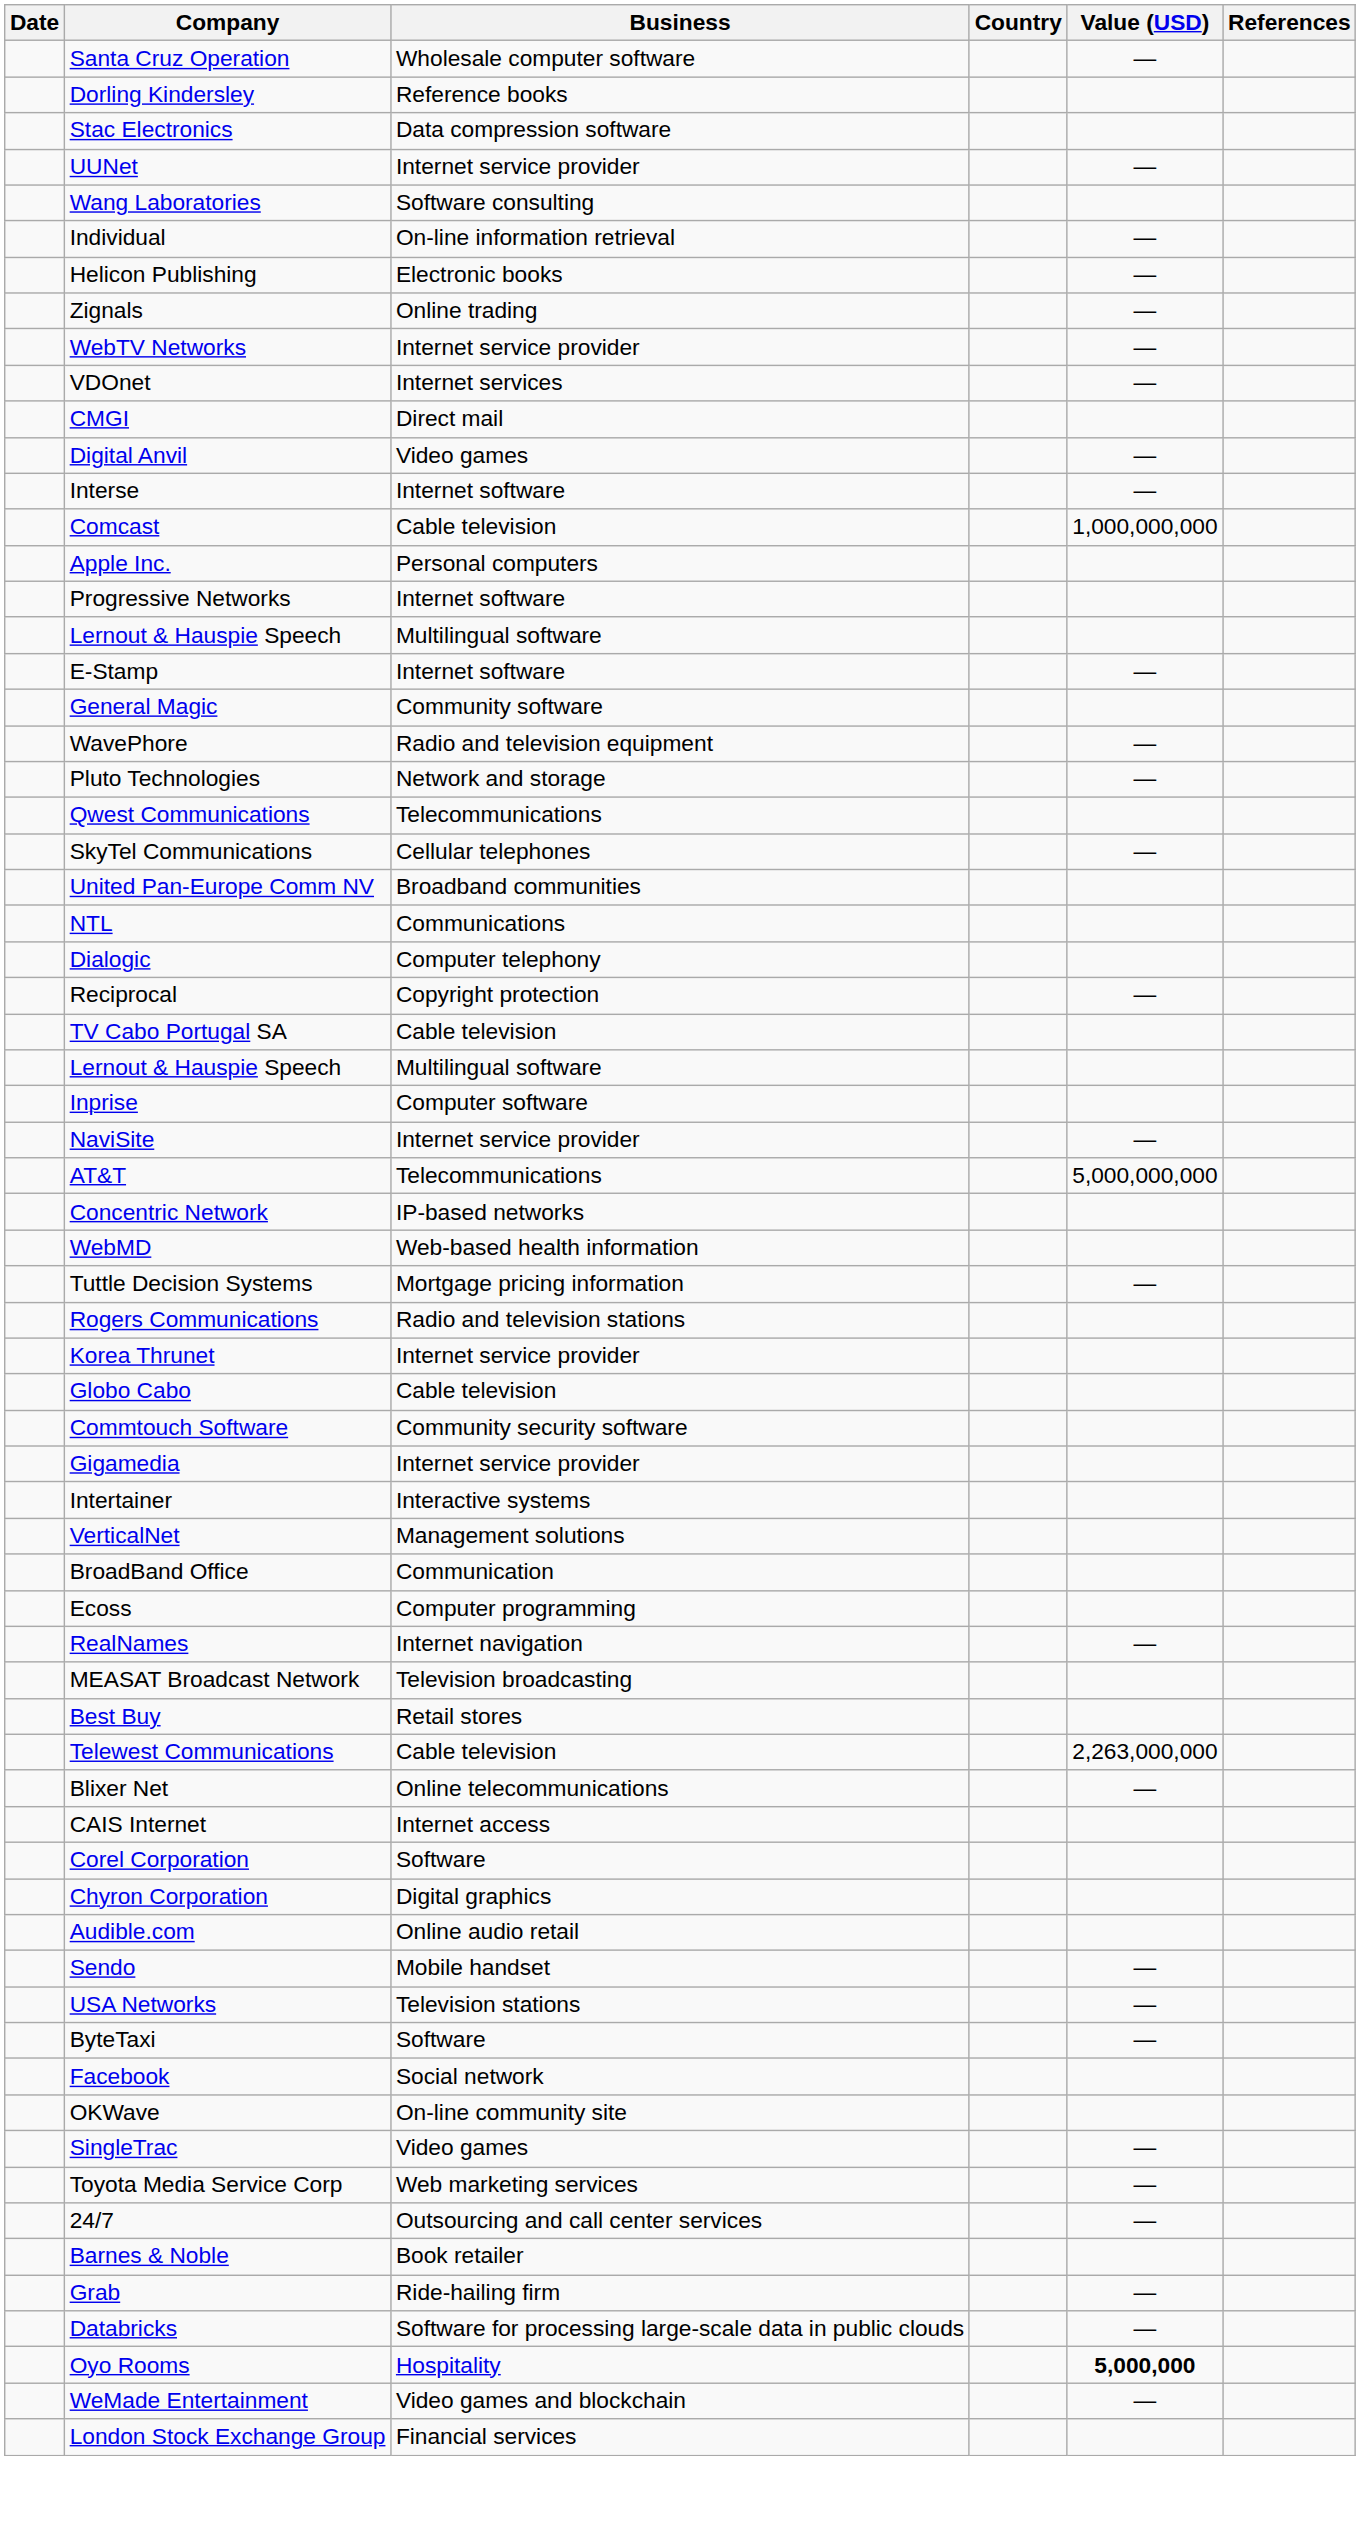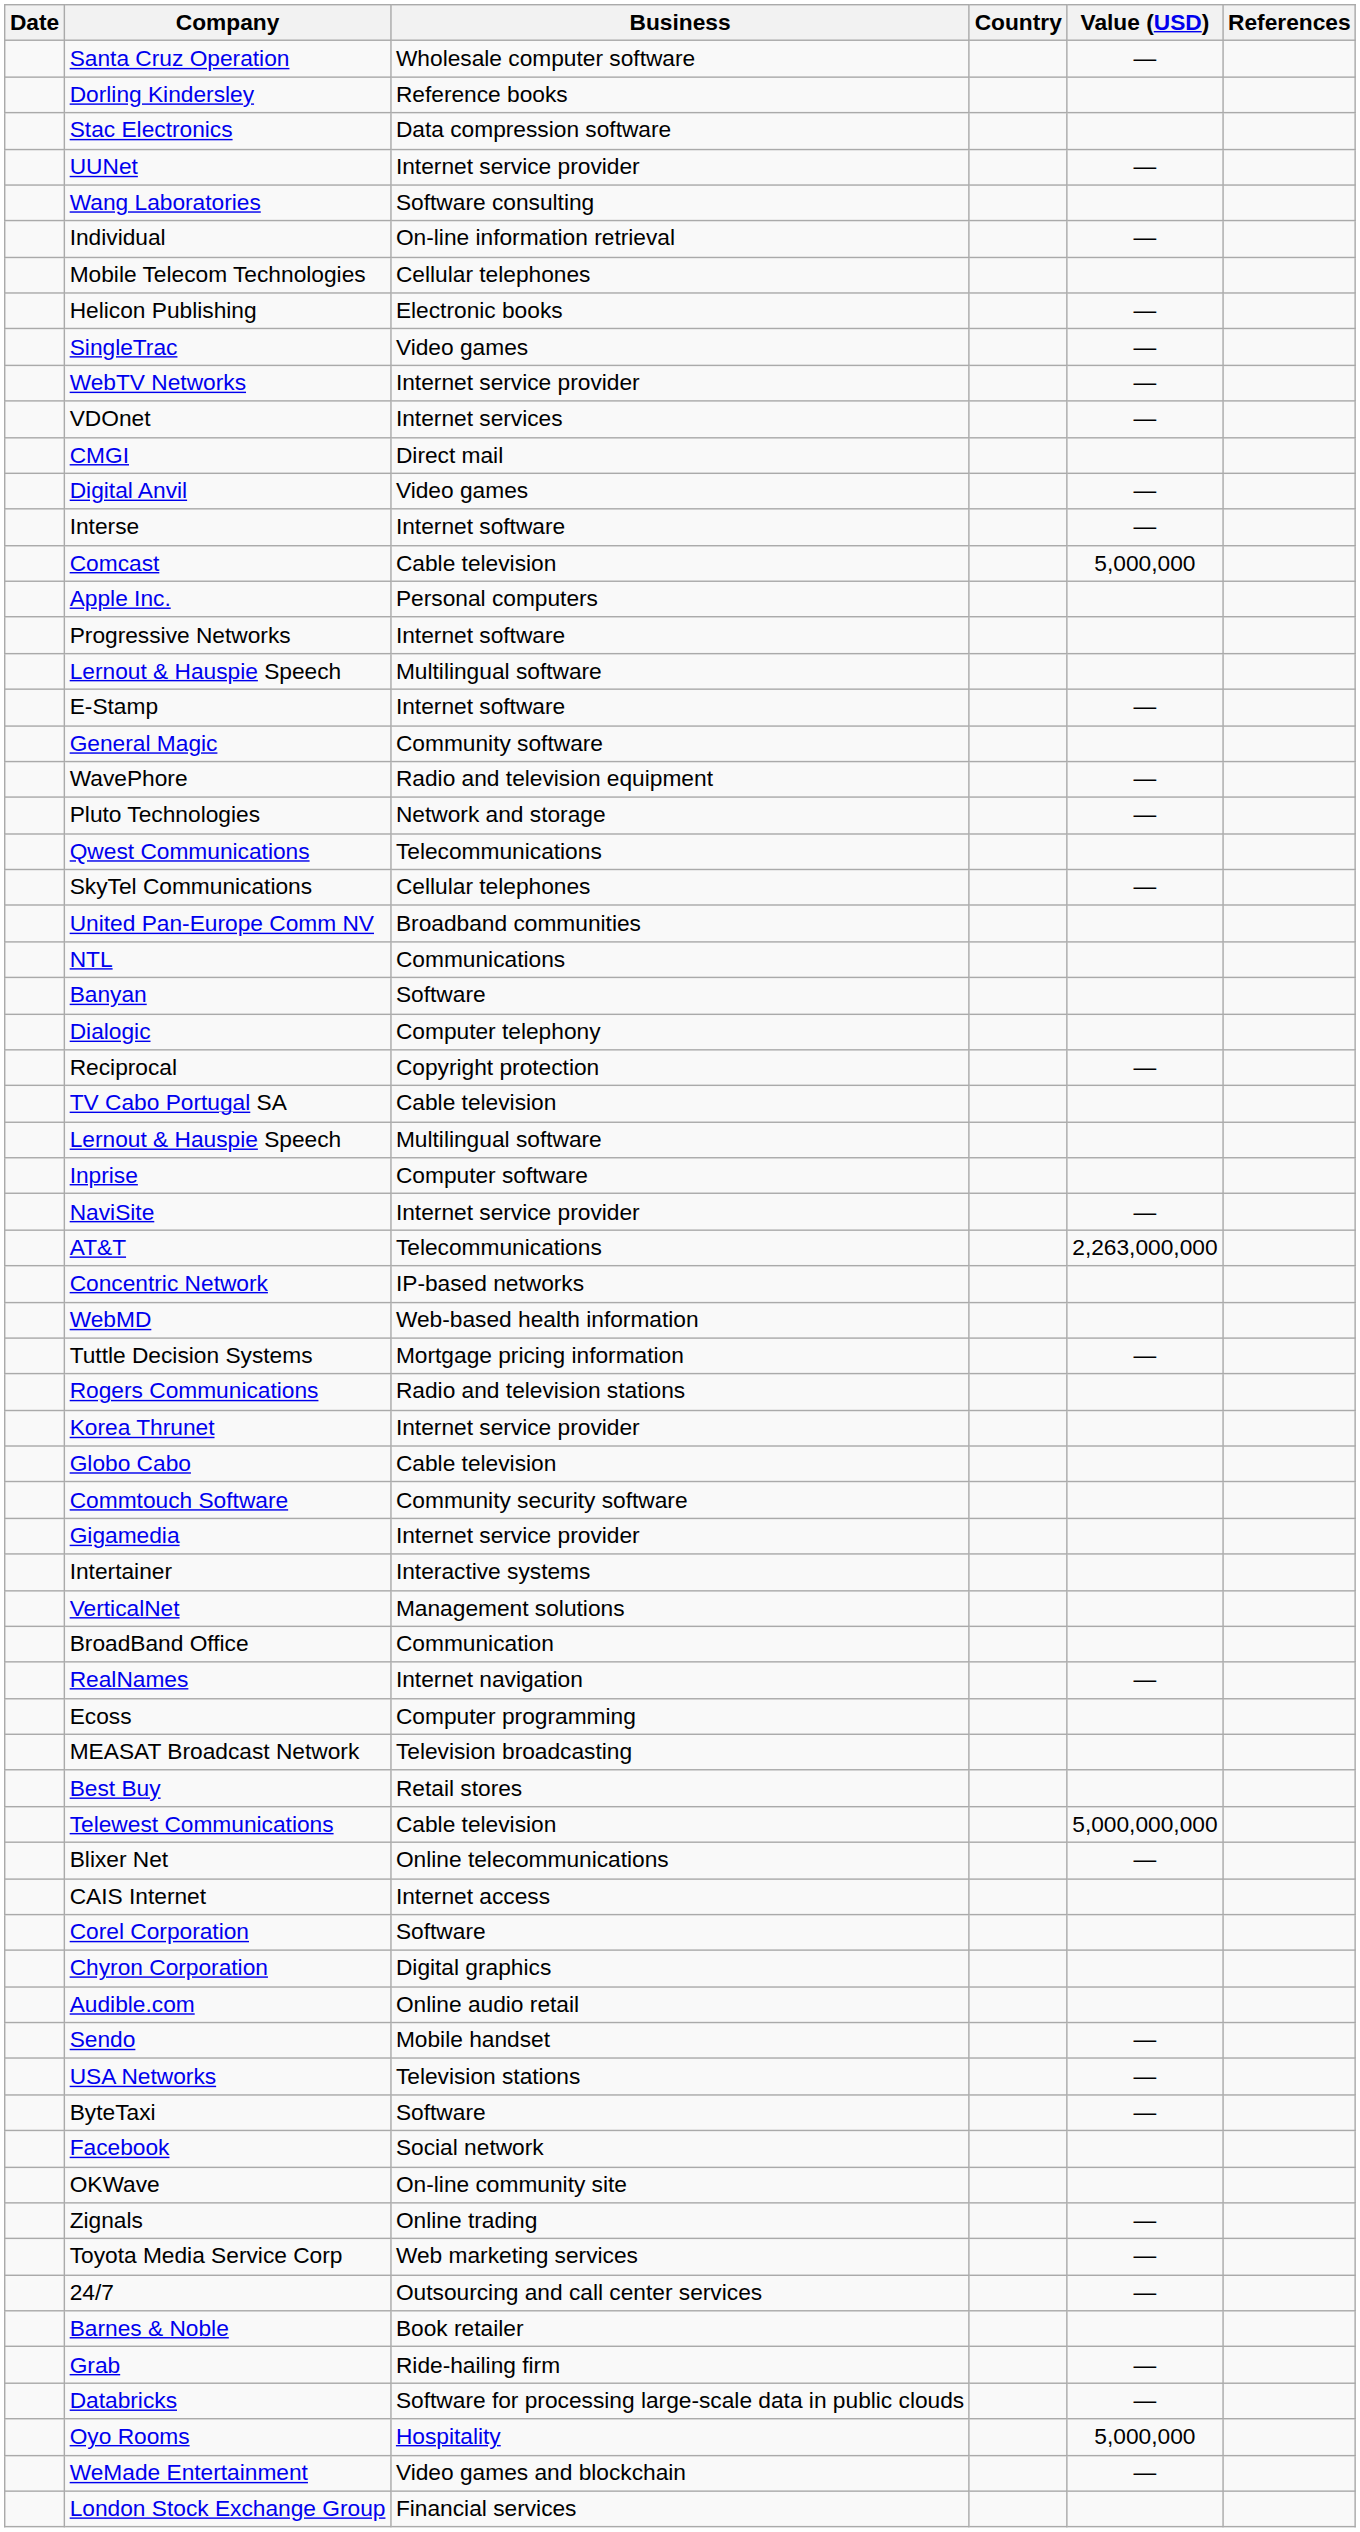+ row: (218, 274)
rows swapped: (124, 2148) <-> (106, 310)
(1145, 526) 1,000,000,000 -> (1145, 563) 5,000,000
+ row: (108, 995)
(1145, 1175) 5,000,000,000 -> (1145, 1247) 2,263,000,000
rows swapped: (101, 1607) <-> (129, 1643)
(1145, 1752) 2,263,000,000 -> (1145, 1824) 5,000,000,000
(1145, 2364) bold -> (1145, 2436) normal
